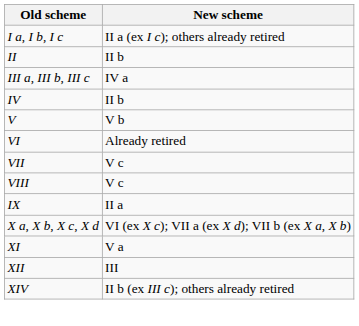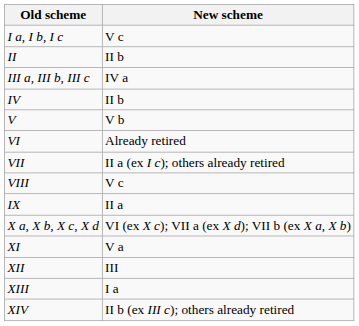(195, 36) II a (ex I c); others already retired -> (114, 36) V c
(114, 162) V c -> (195, 162) II a (ex I c); others already retired
+ row: (18, 288)
